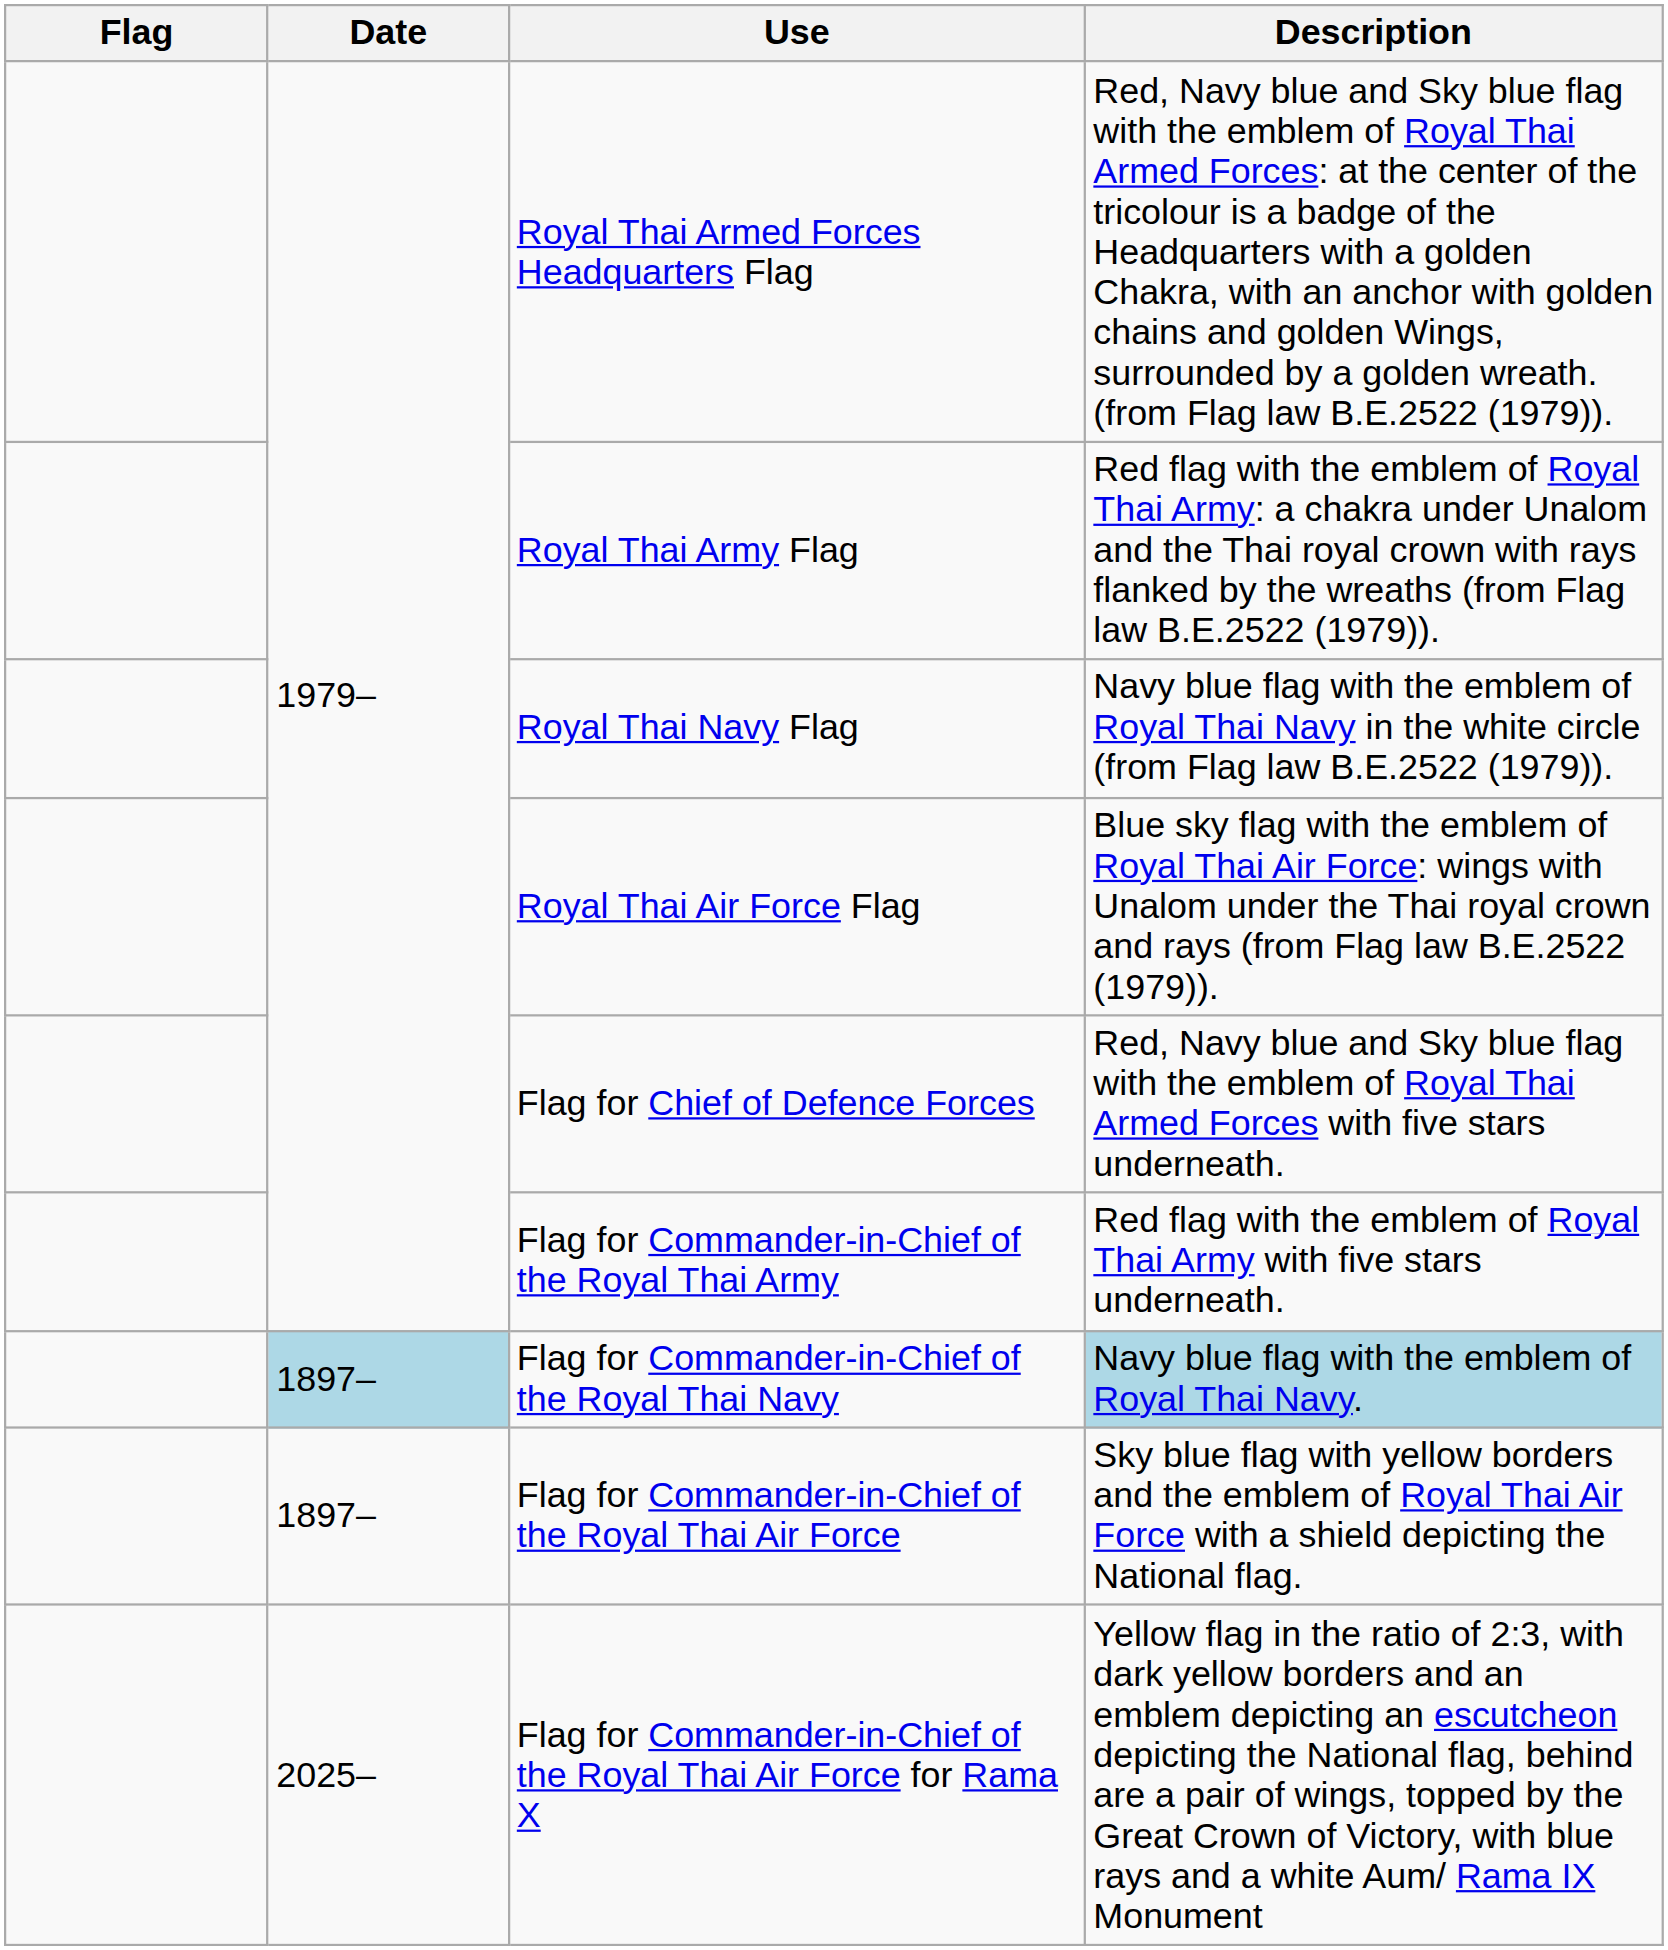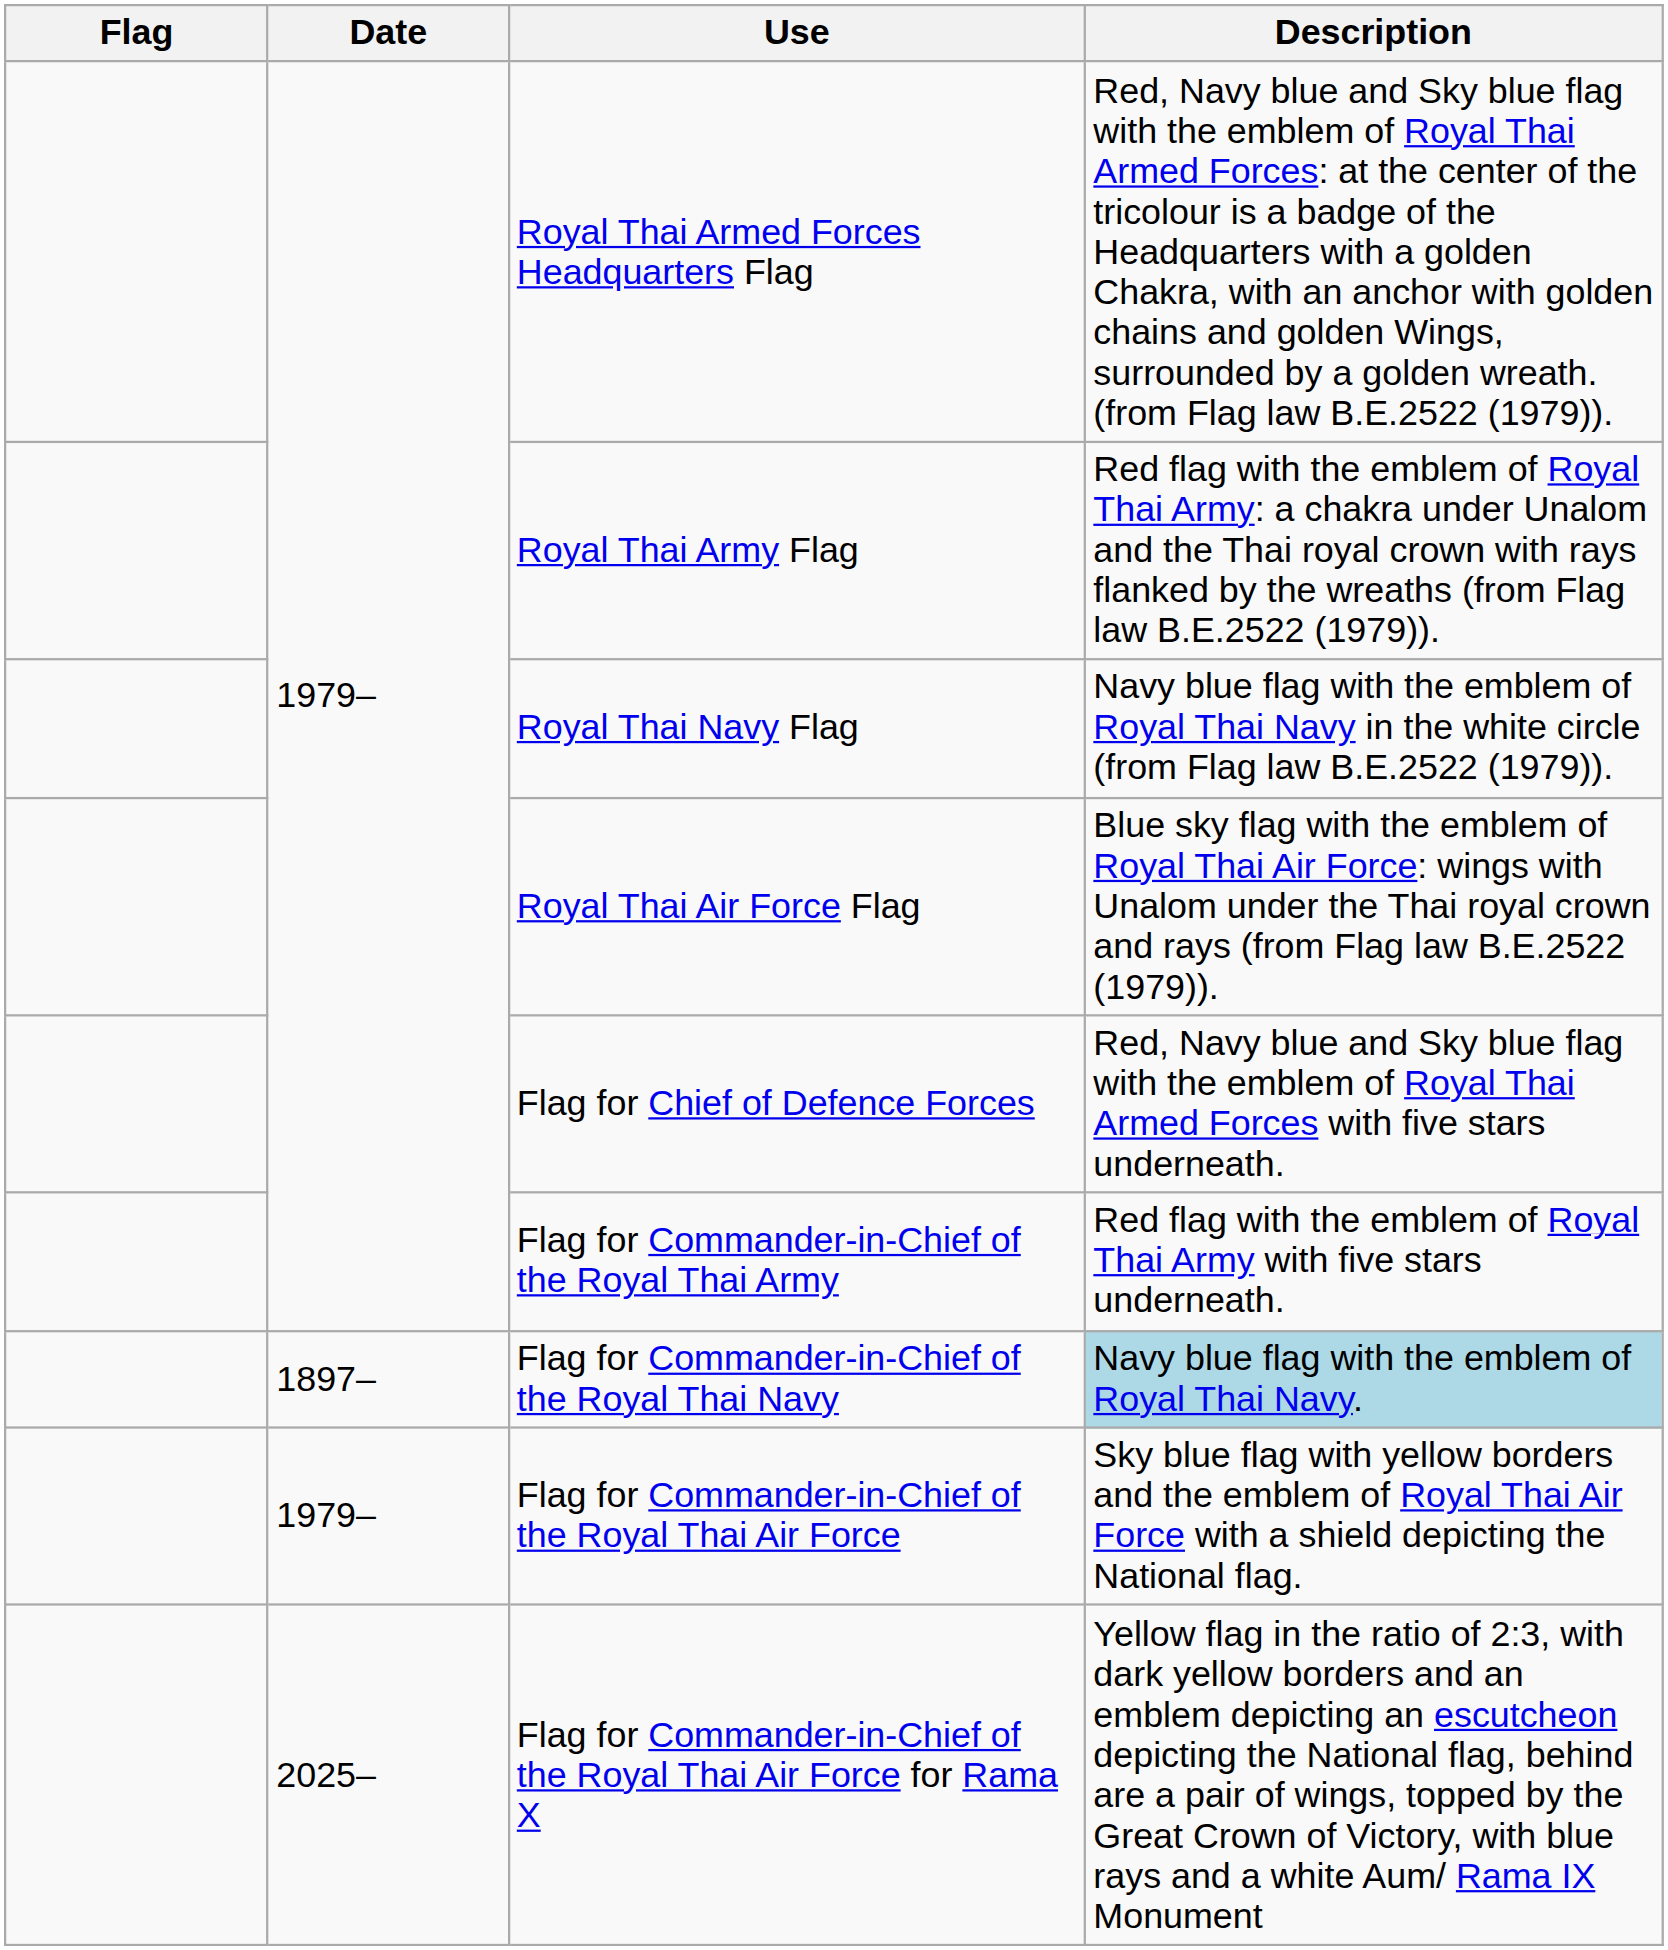(326, 1378) lightblue background -> (326, 1378) no background
(326, 1515) 1897– -> (326, 1515) 1979–
